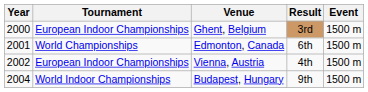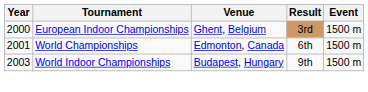- row: (229, 63)
(19, 79) 2004 -> (19, 63) 2003
